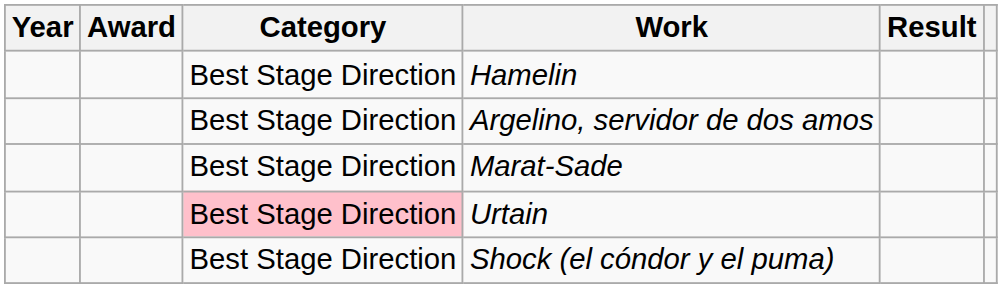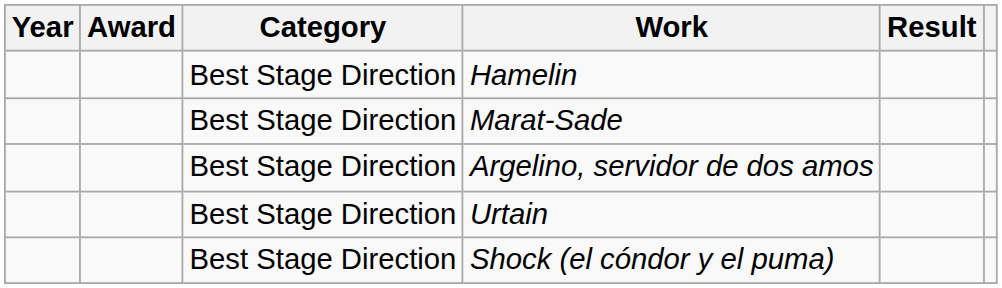rows swapped: (546, 167) <-> (672, 120)
(323, 213) pink background -> (323, 213) no background
